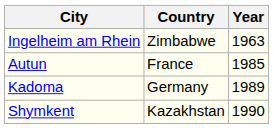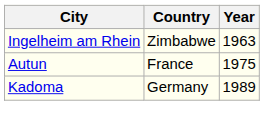(248, 64) 1985 -> (239, 64) 1975
- row: (41, 111)
